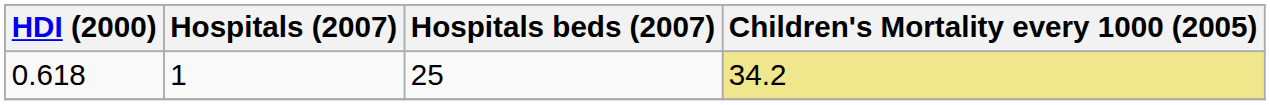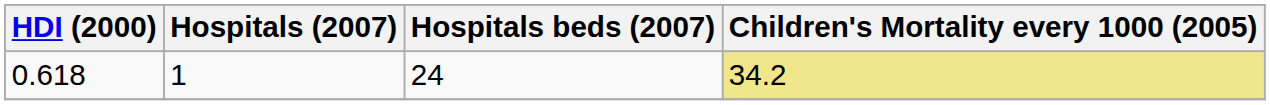(427, 74) 25 -> (427, 74) 24
